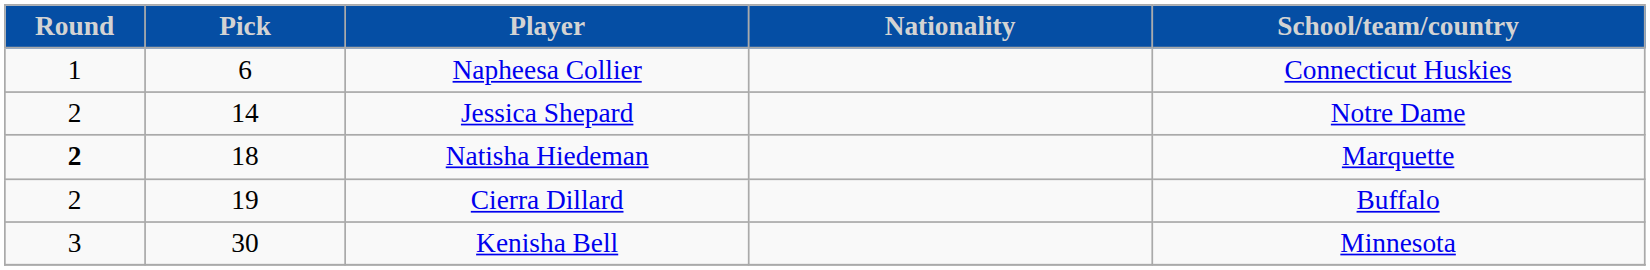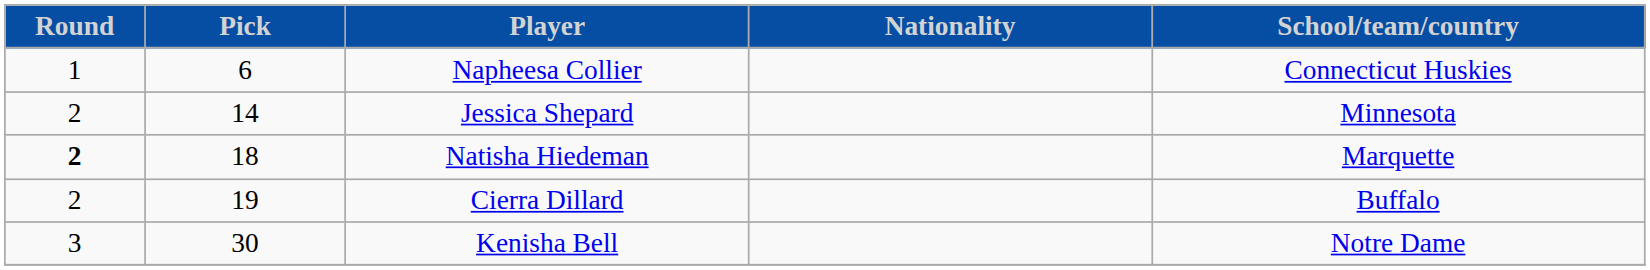(1398, 112) Notre Dame -> (1398, 112) Minnesota
(1398, 243) Minnesota -> (1398, 243) Notre Dame
